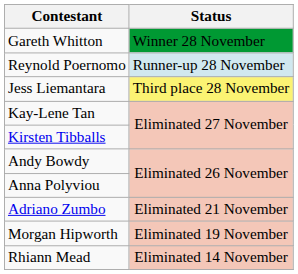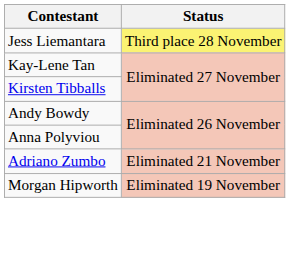- row: (55, 40)
- row: (67, 64)
- row: (49, 257)
